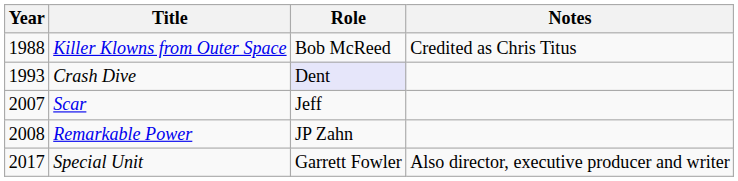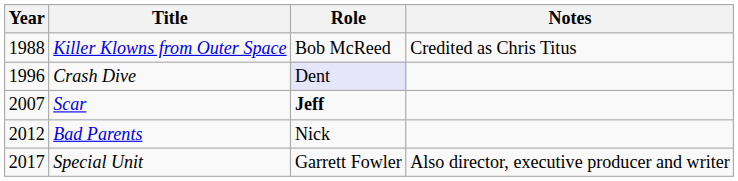(27, 76) 1993 -> (27, 76) 1996
(308, 104) normal -> (309, 104) bold
- row: (123, 133)
+ row: (98, 133)
